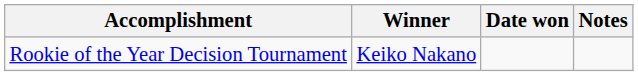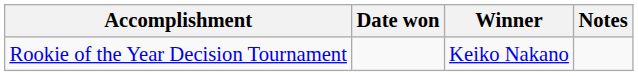columns swapped: (416, 20) <-> (527, 20)
